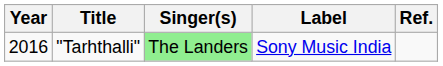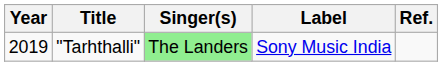(28, 46) 2016 -> (28, 46) 2019
